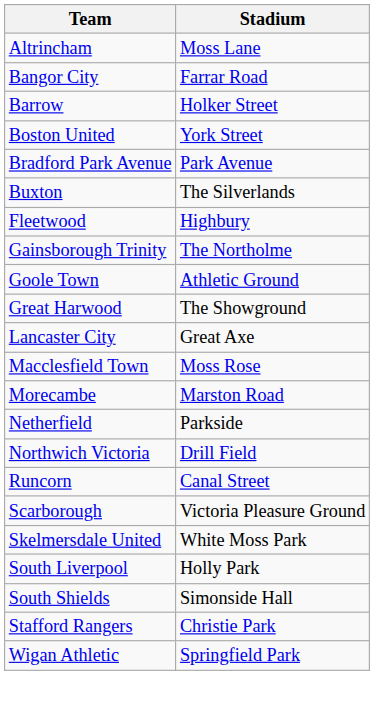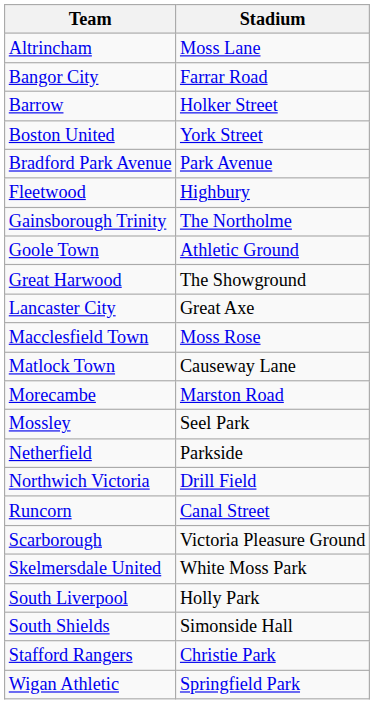- row: (36, 192)
+ row: (62, 366)
+ row: (40, 423)
